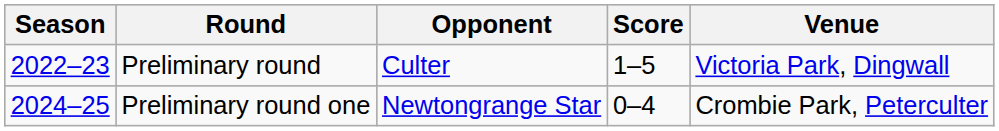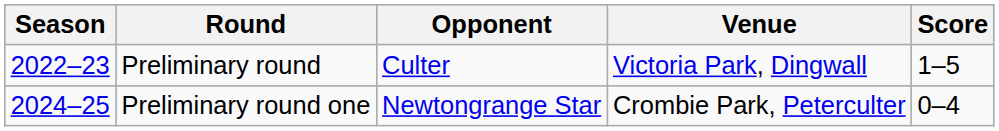columns swapped: (648, 24) <-> (842, 24)
